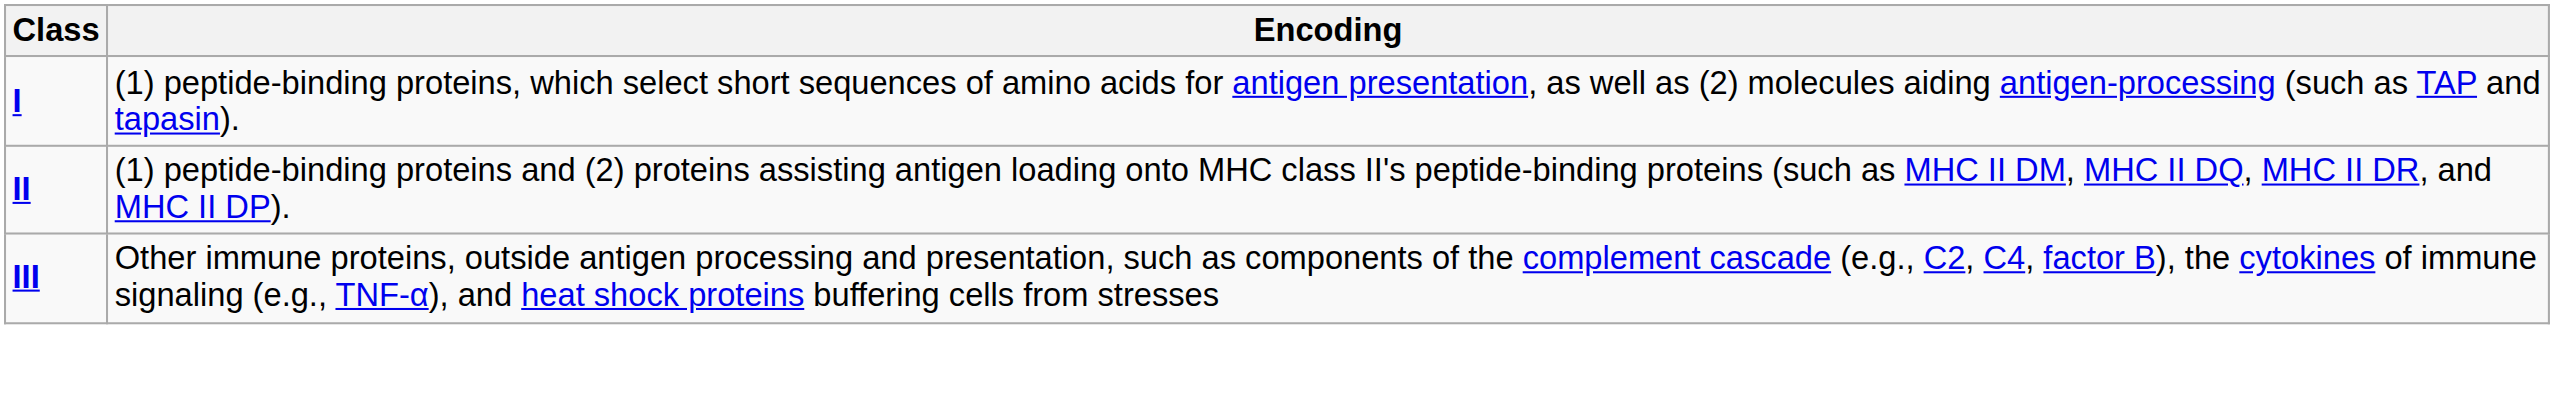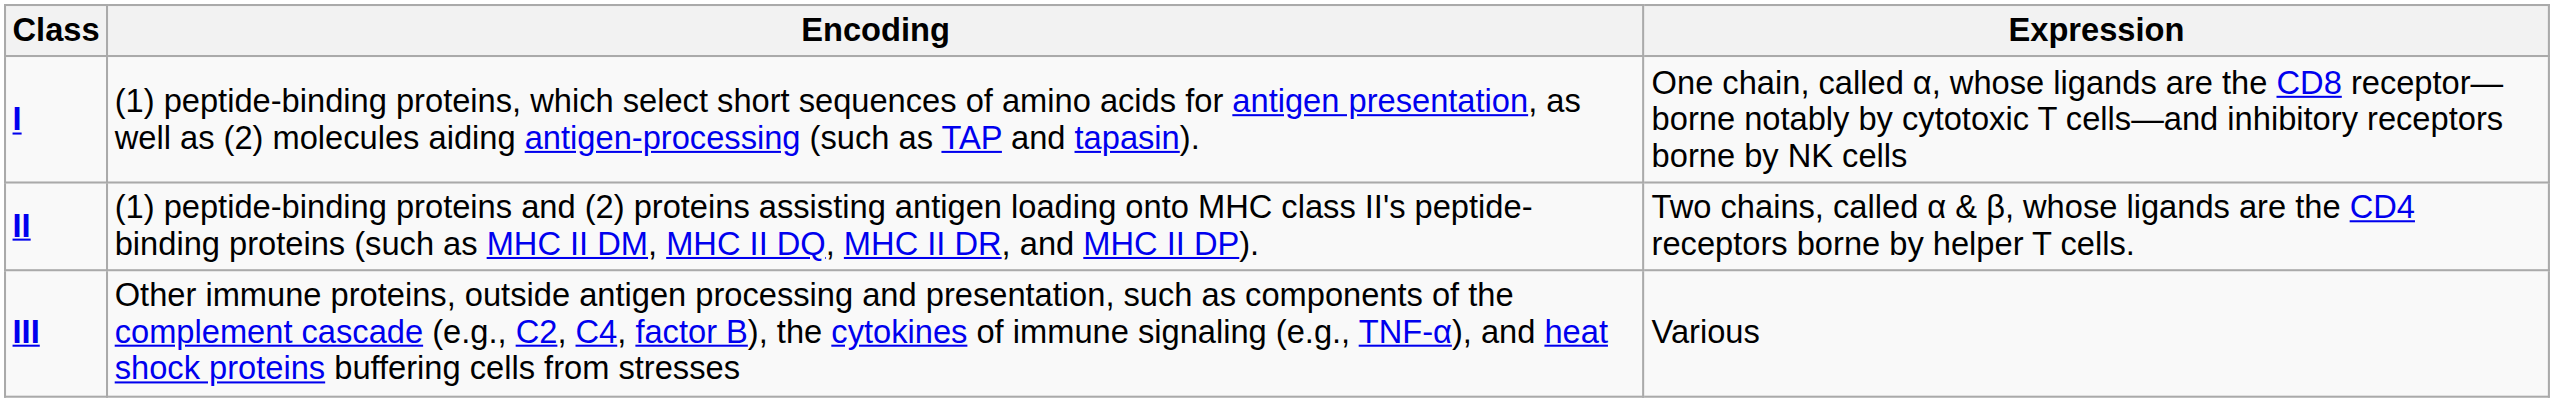+ column: (2096, 30)
